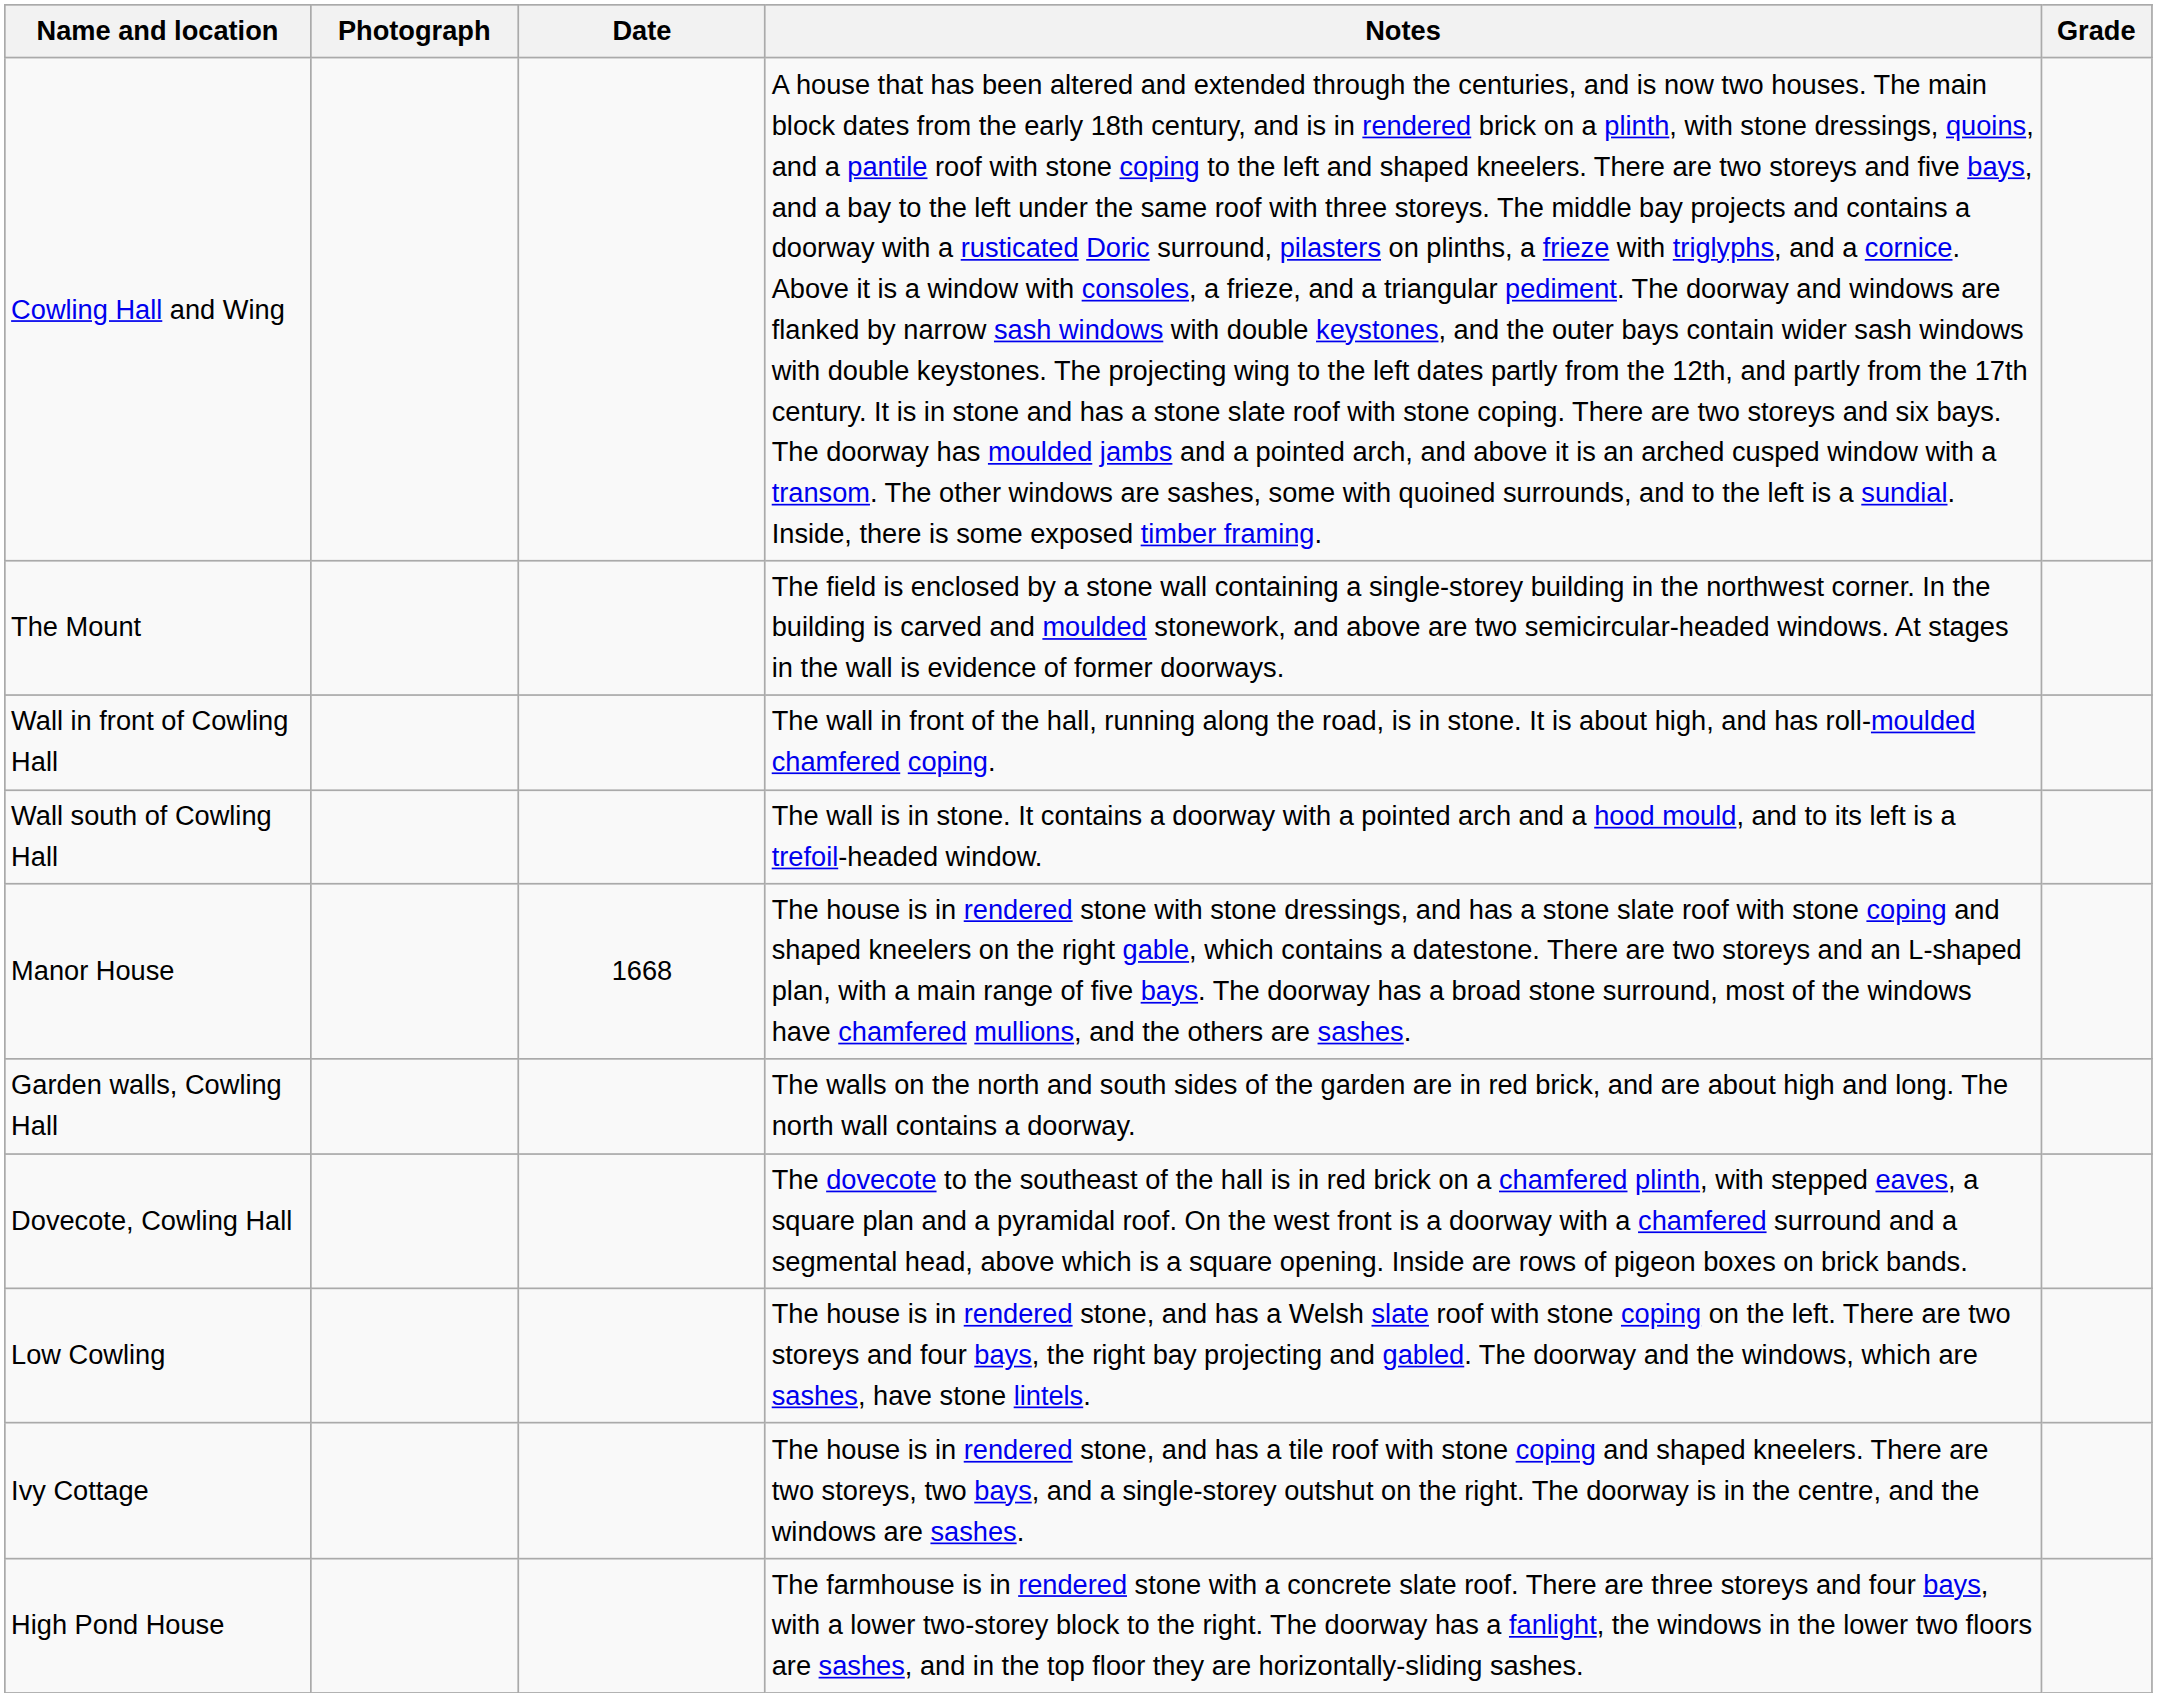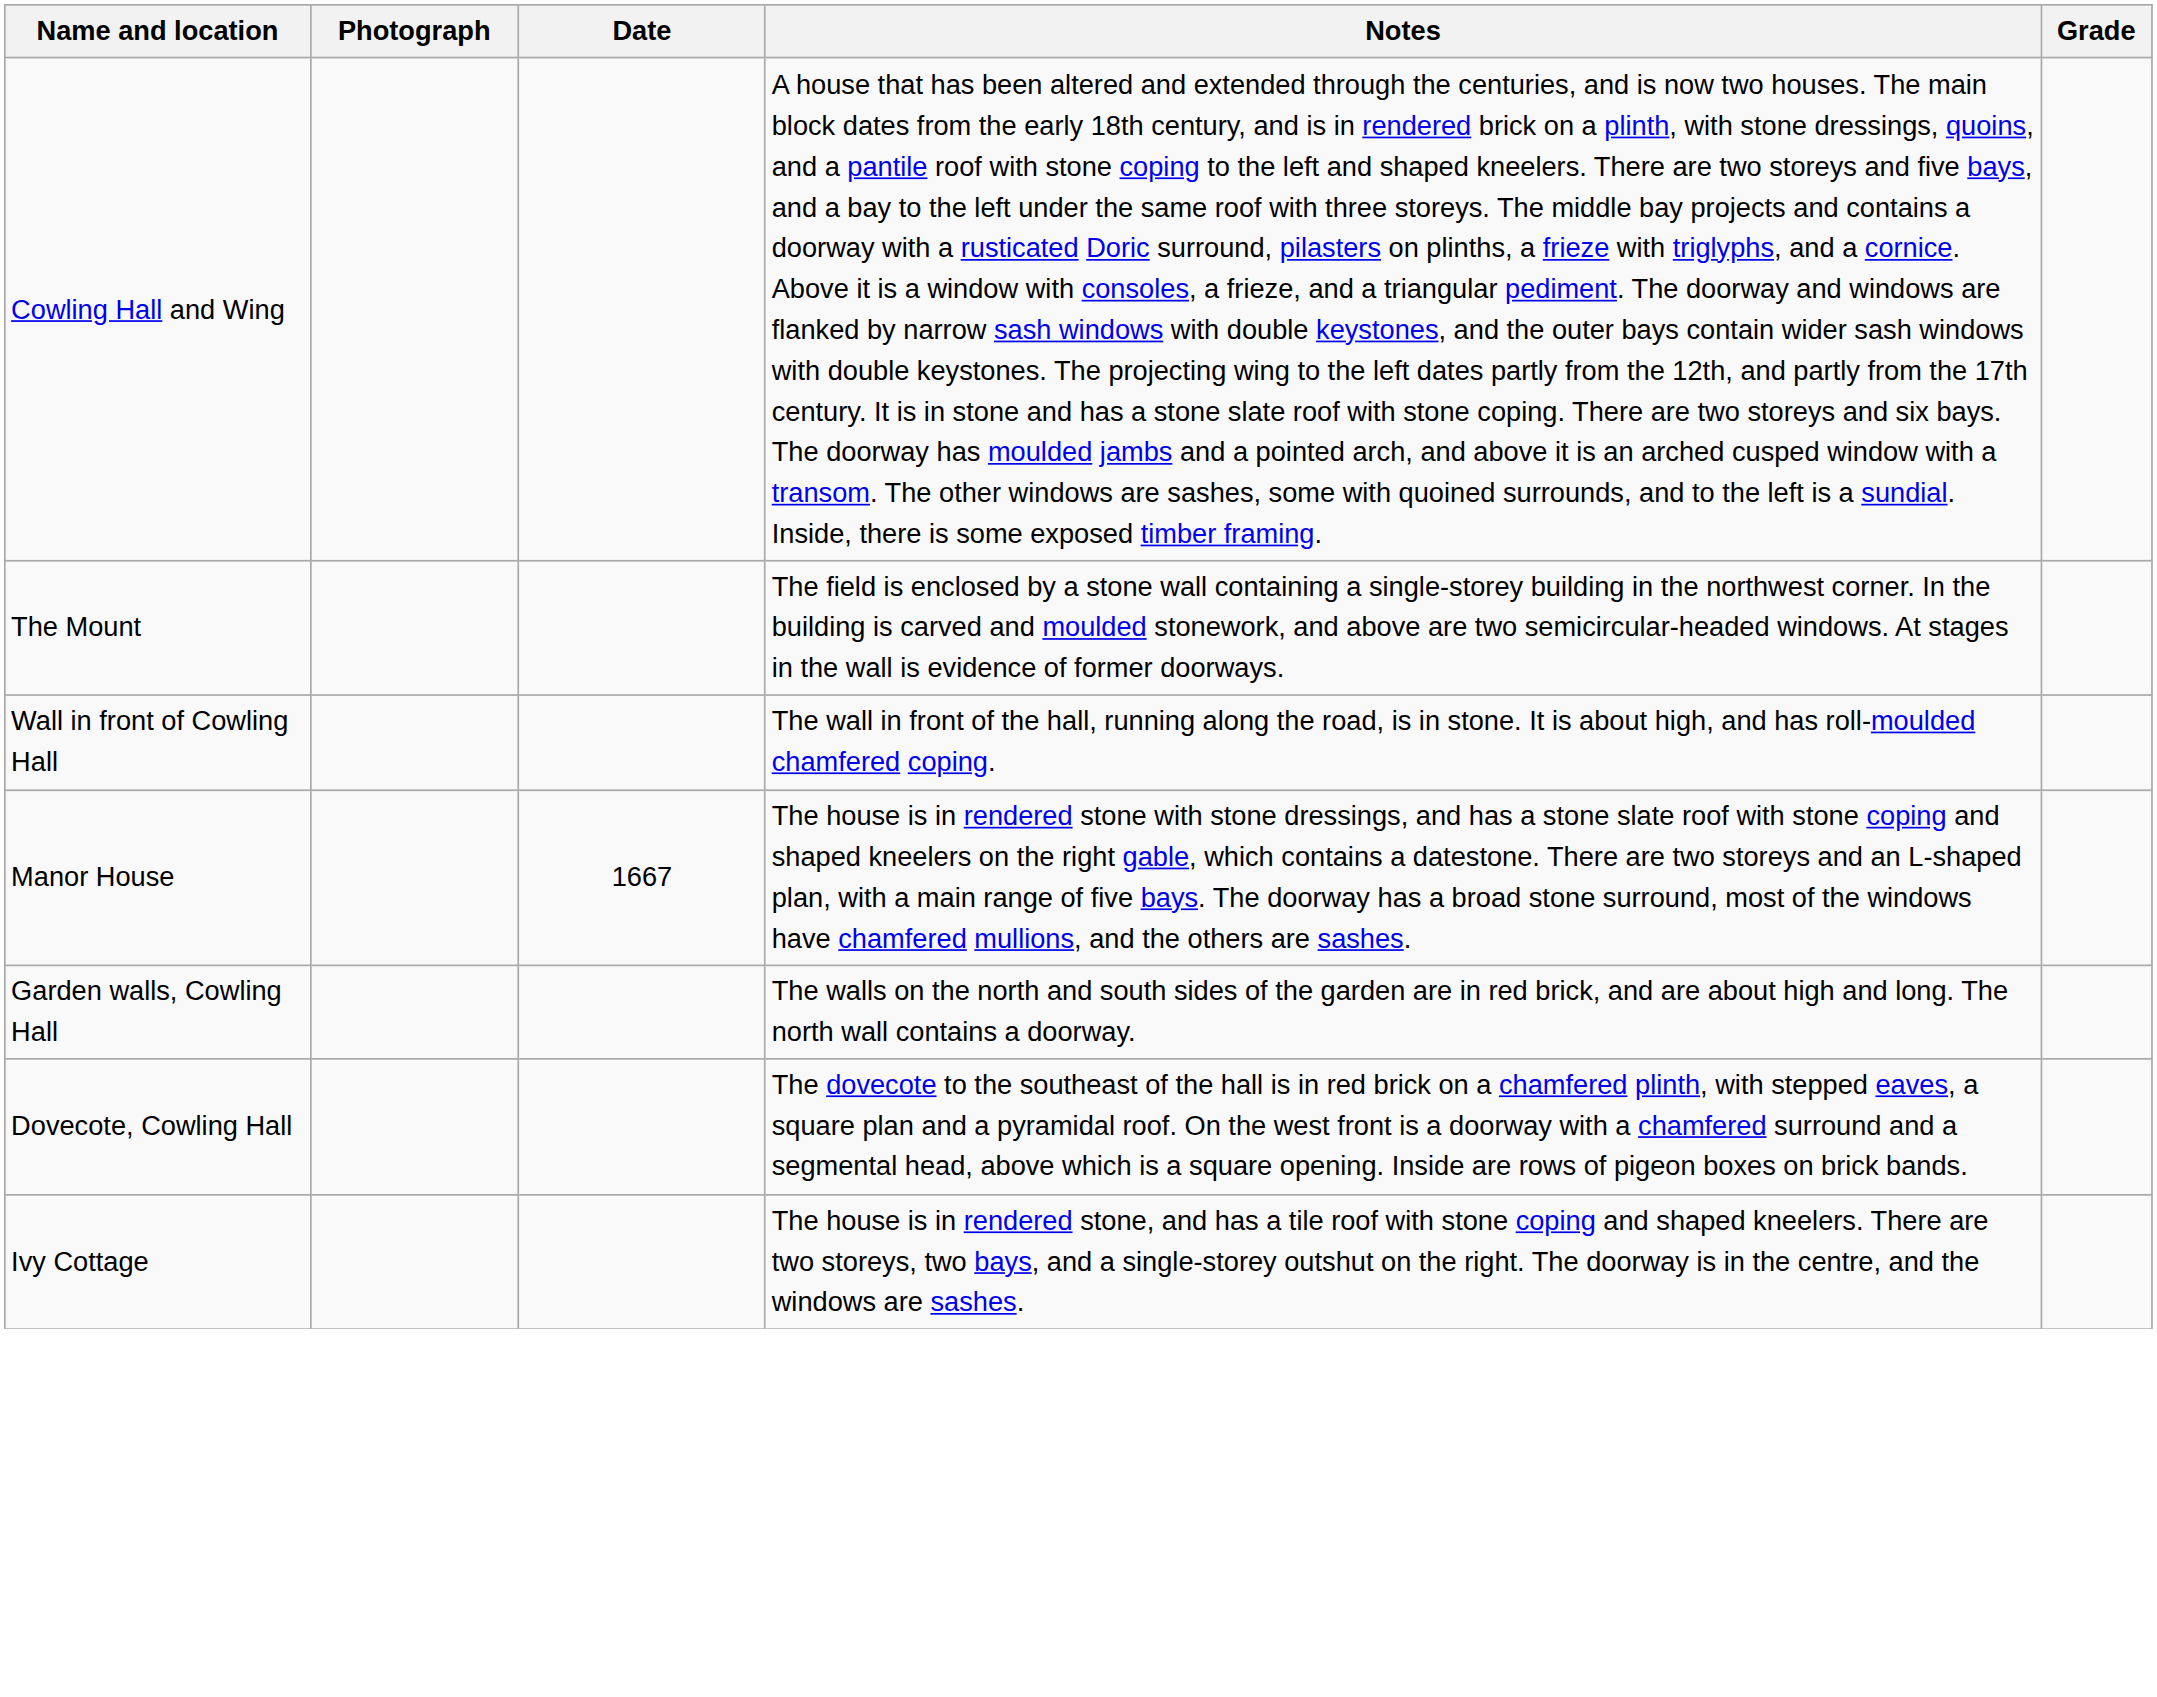- row: (141, 836)
(642, 971) 1668 -> (642, 876) 1667
- row: (88, 1355)
- row: (118, 1625)
